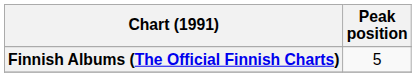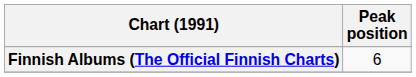(377, 59) 5 -> (377, 59) 6
